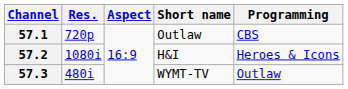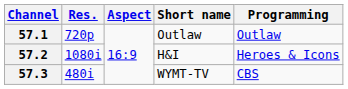(248, 34) CBS -> (259, 34) Outlaw
(259, 74) Outlaw -> (248, 74) CBS
